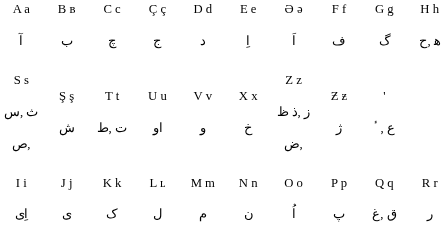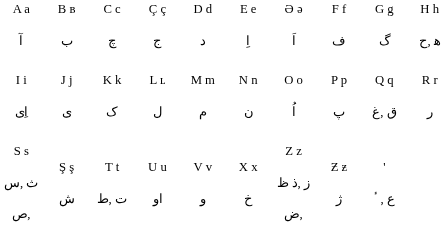rows swapped: (21, 198) <-> (21, 111)
